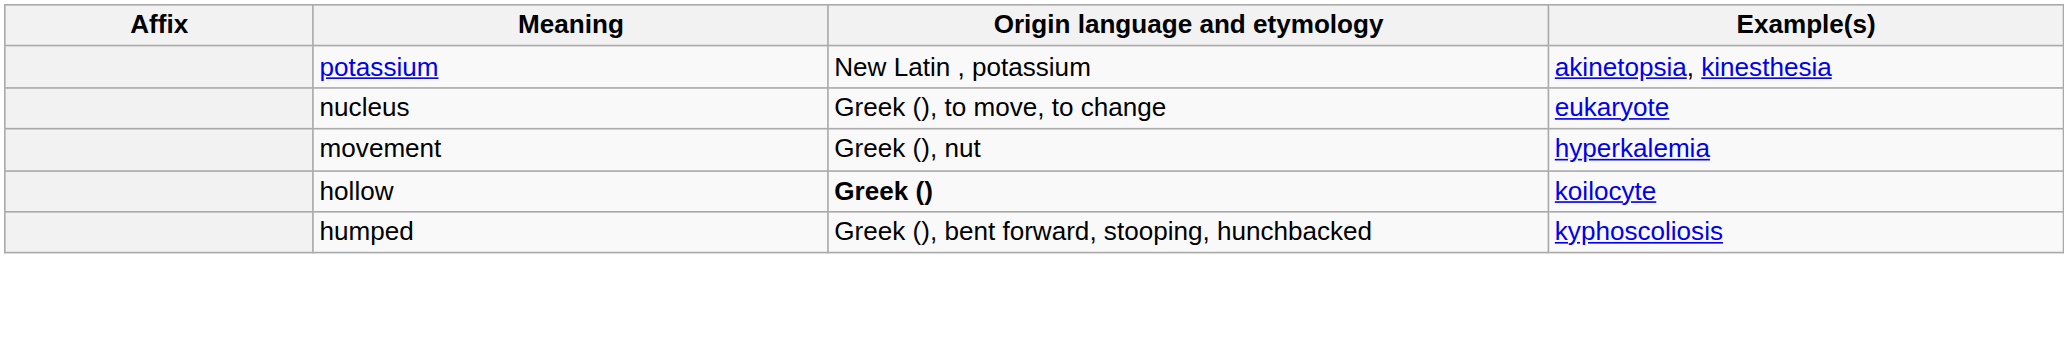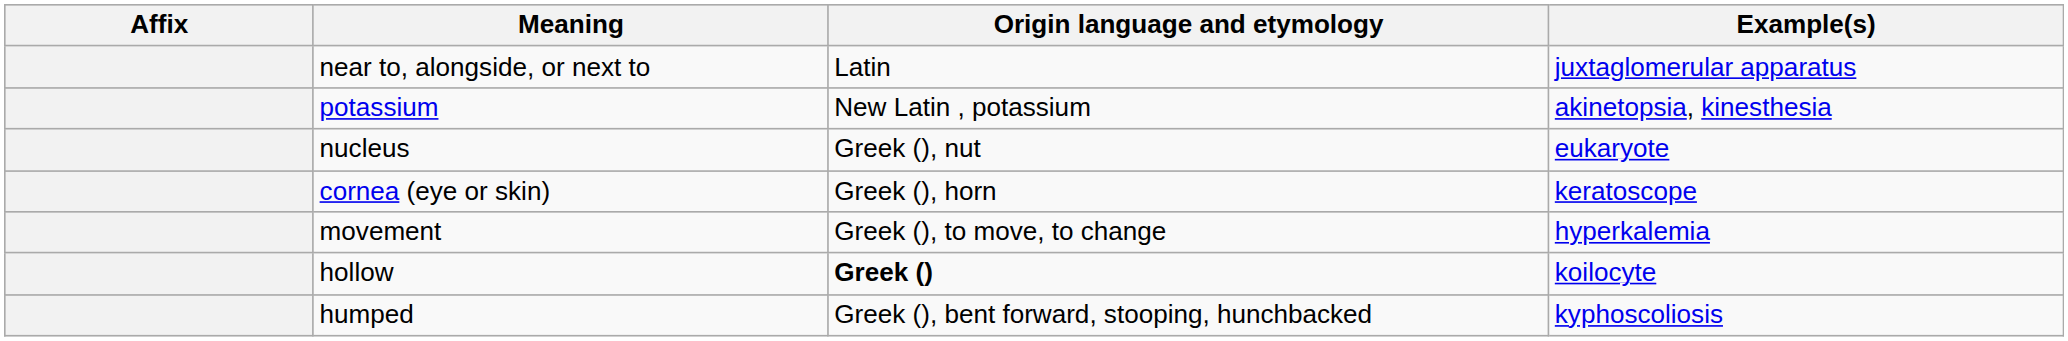+ row: (485, 66)
(1000, 107) Greek (), to move, to change -> (907, 149) Greek (), nut
+ row: (435, 190)
(907, 149) Greek (), nut -> (1000, 231) Greek (), to move, to change
